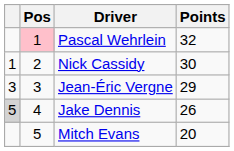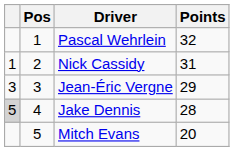(37, 40) pink background -> (37, 40) no background
(188, 63) 30 -> (188, 63) 31
(188, 110) 26 -> (188, 110) 28
